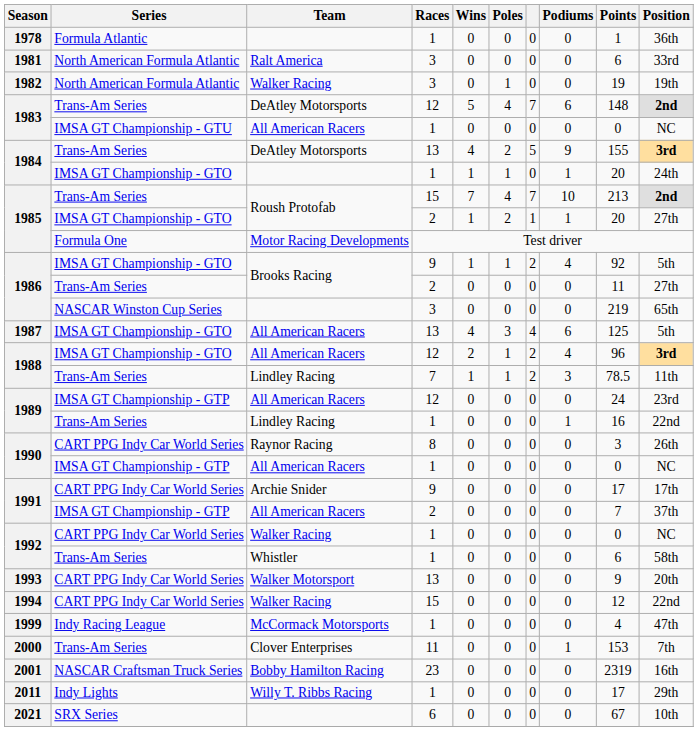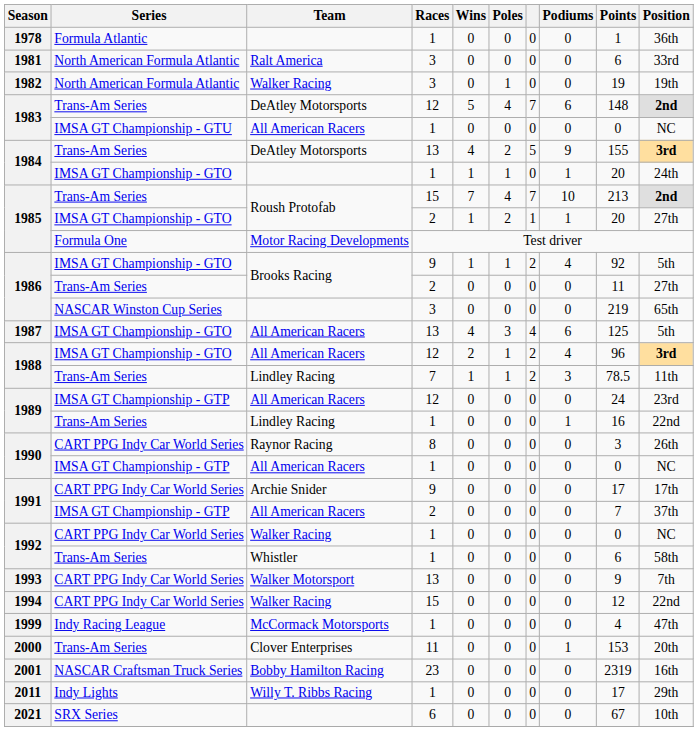(666, 580) 20th -> (666, 580) 7th
(666, 647) 7th -> (666, 647) 20th
